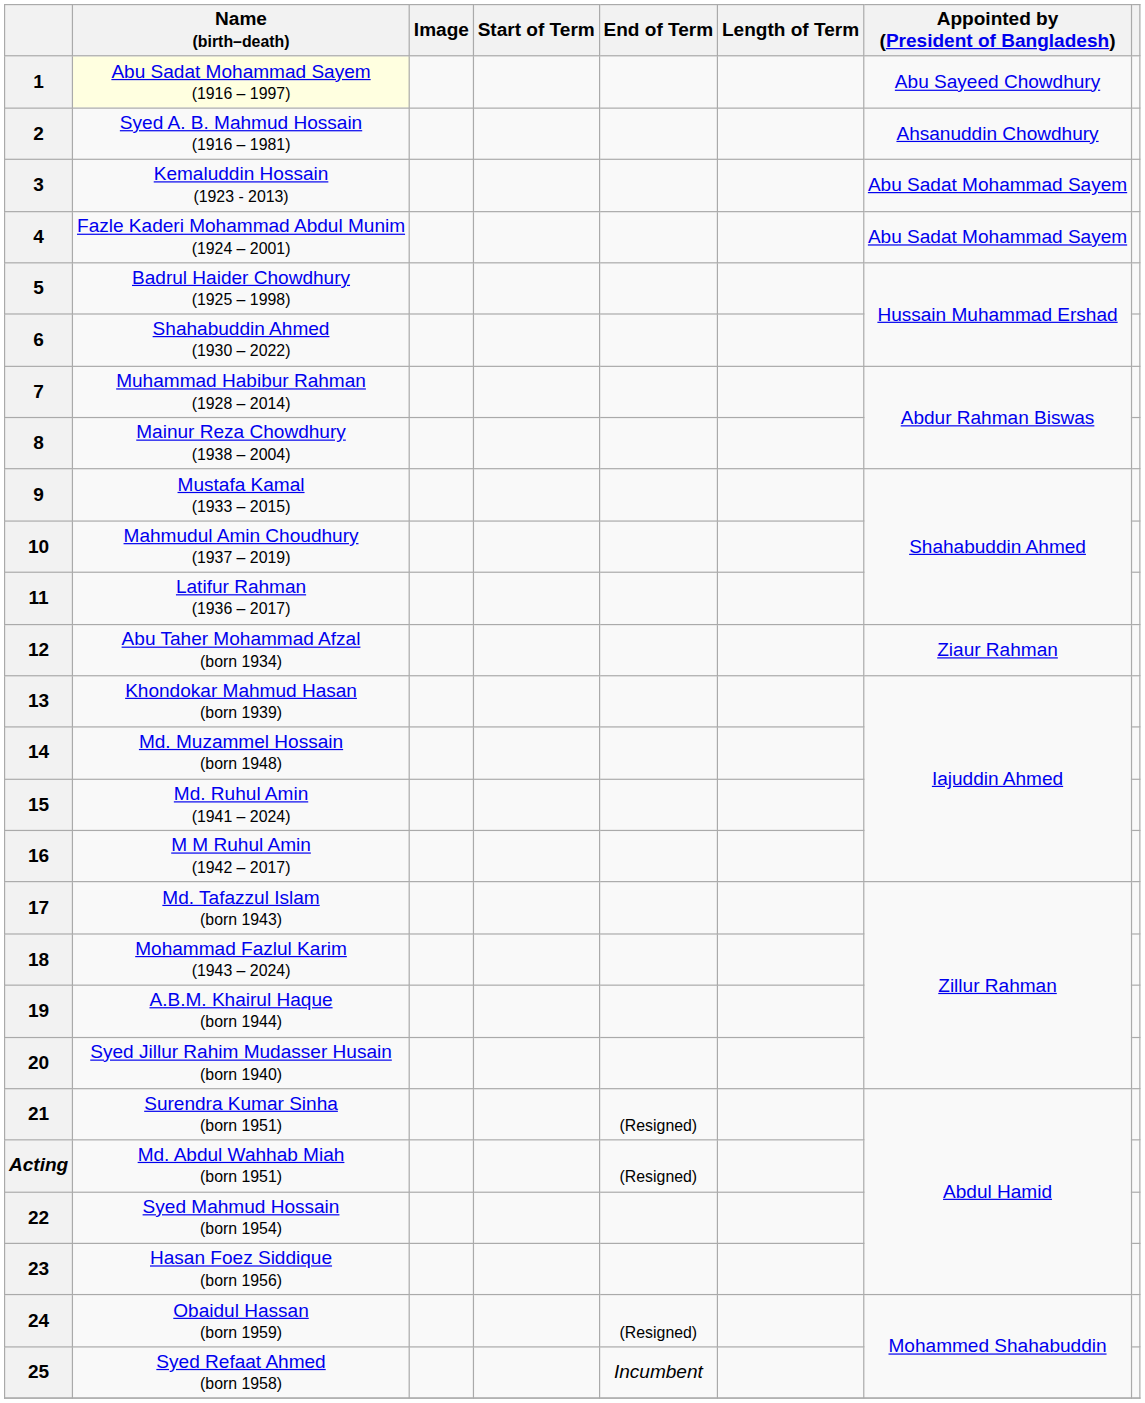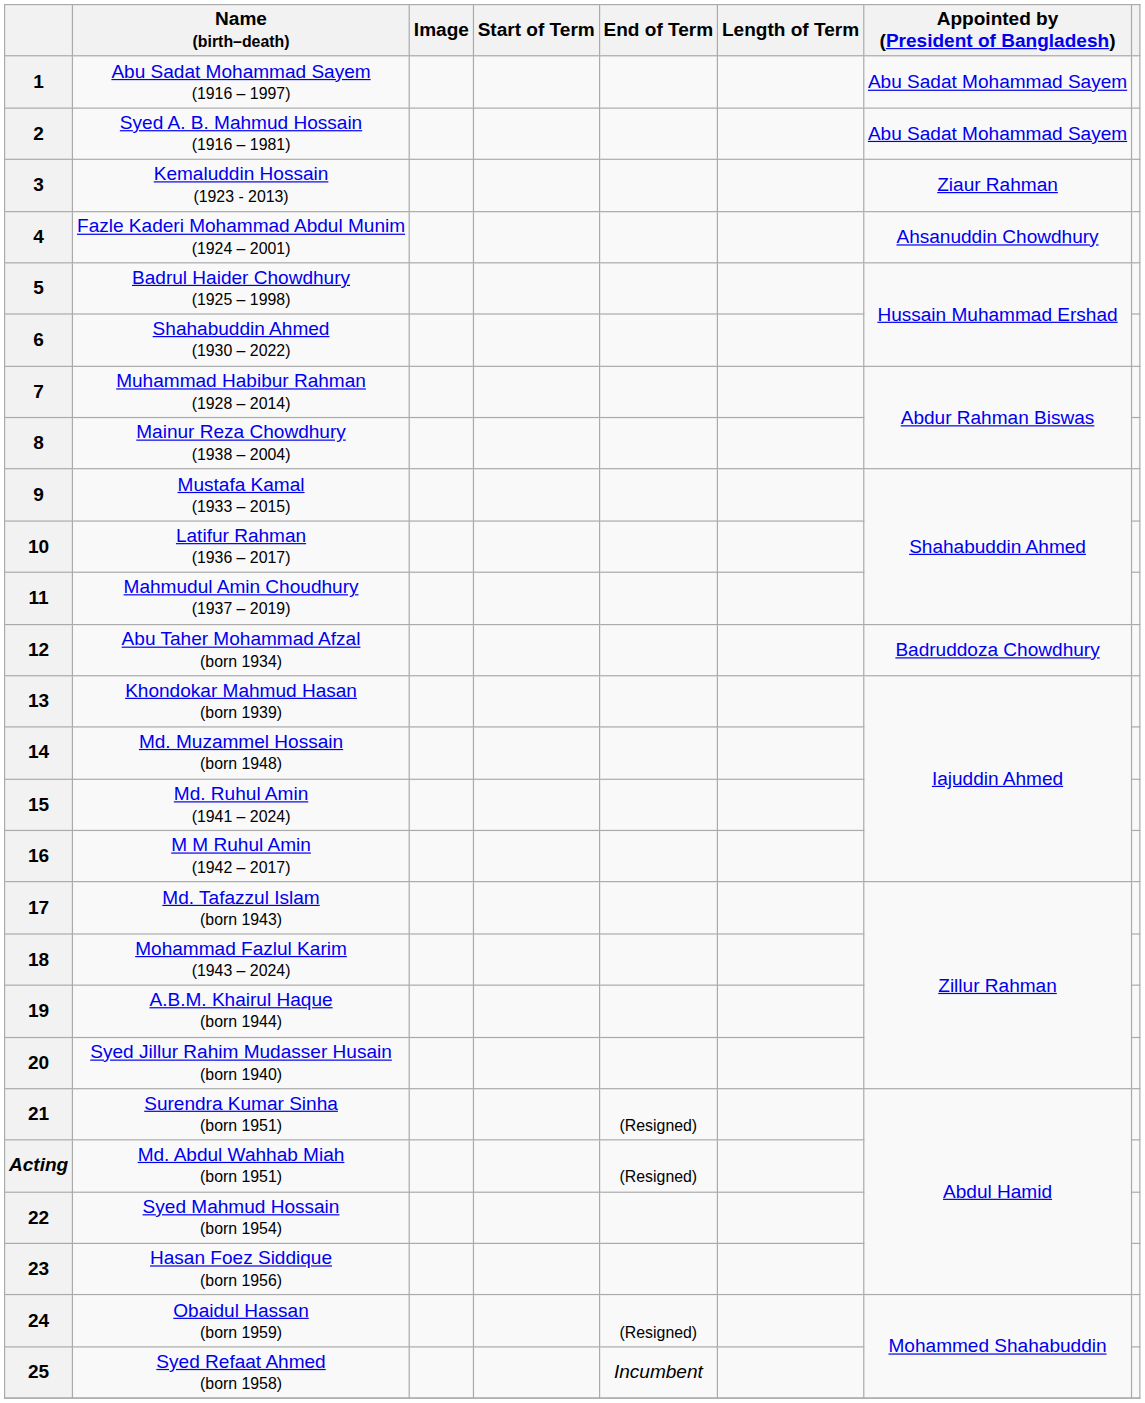(241, 81) lightyellow background -> (241, 81) no background
(998, 81) Abu Sayeed Chowdhury -> (998, 81) Abu Sadat Mohammad Sayem
(998, 133) Ahsanuddin Chowdhury -> (998, 133) Abu Sadat Mohammad Sayem
(998, 185) Abu Sadat Mohammad Sayem -> (998, 185) Ziaur Rahman
(998, 236) Abu Sadat Mohammad Sayem -> (998, 236) Ahsanuddin Chowdhury
(241, 546) Mahmudul Amin Choudhury (1937 – 2019) -> (241, 546) Latifur Rahman (1936 – 2017)
(241, 598) Latifur Rahman (1936 – 2017) -> (241, 598) Mahmudul Amin Choudhury (1937 – 2019)
(998, 649) Ziaur Rahman -> (998, 649) Badruddoza Chowdhury
